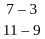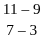rows swapped: (22, 30) <-> (22, 9)
